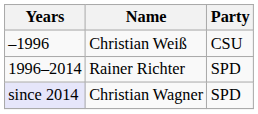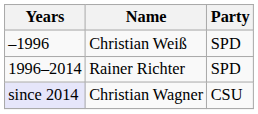(227, 43) CSU -> (226, 43) SPD
(226, 95) SPD -> (227, 95) CSU
